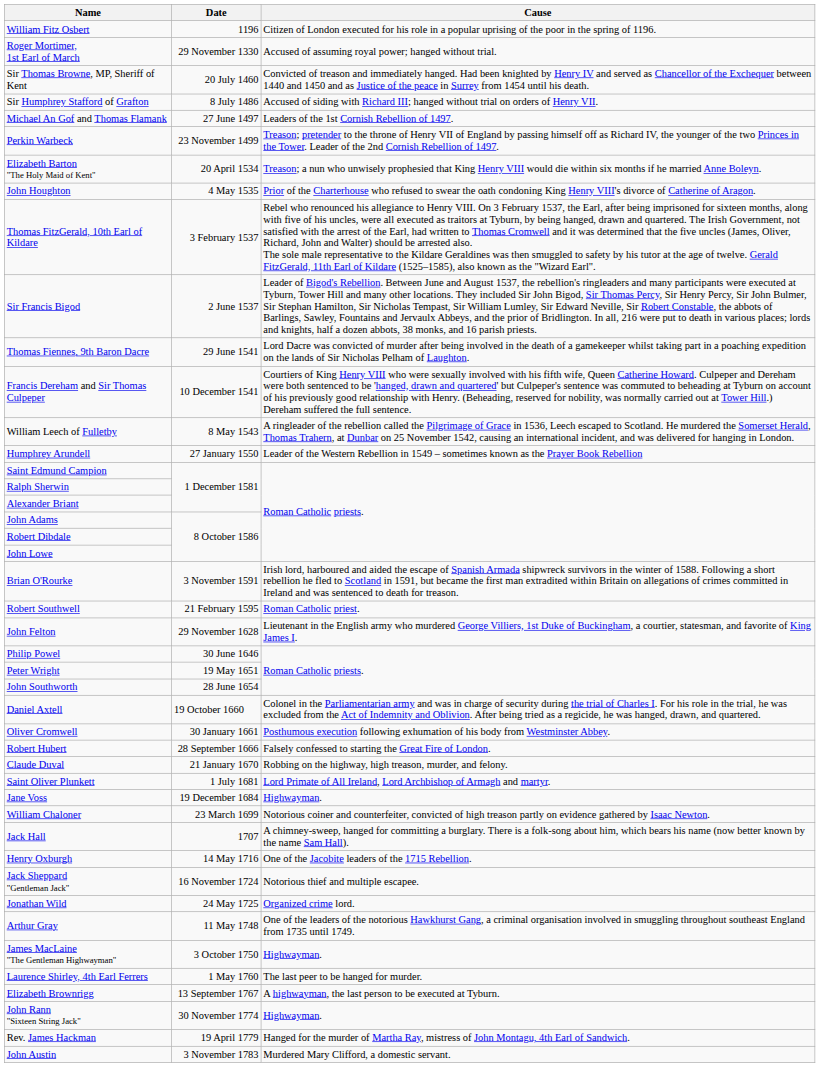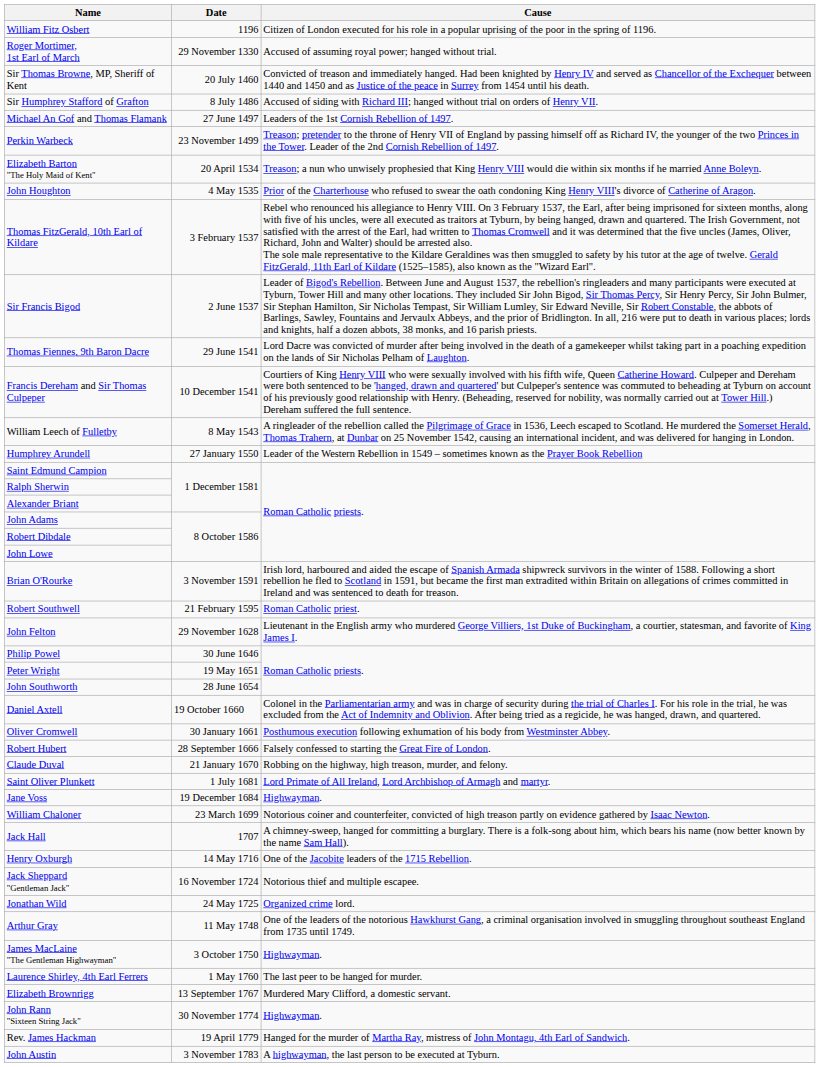(381, 993) A highwayman, the last person to be executed at Tyburn. -> (357, 993) Murdered Mary Clifford, a domestic servant.
(357, 1054) Murdered Mary Clifford, a domestic servant. -> (381, 1054) A highwayman, the last person to be executed at Tyburn.
